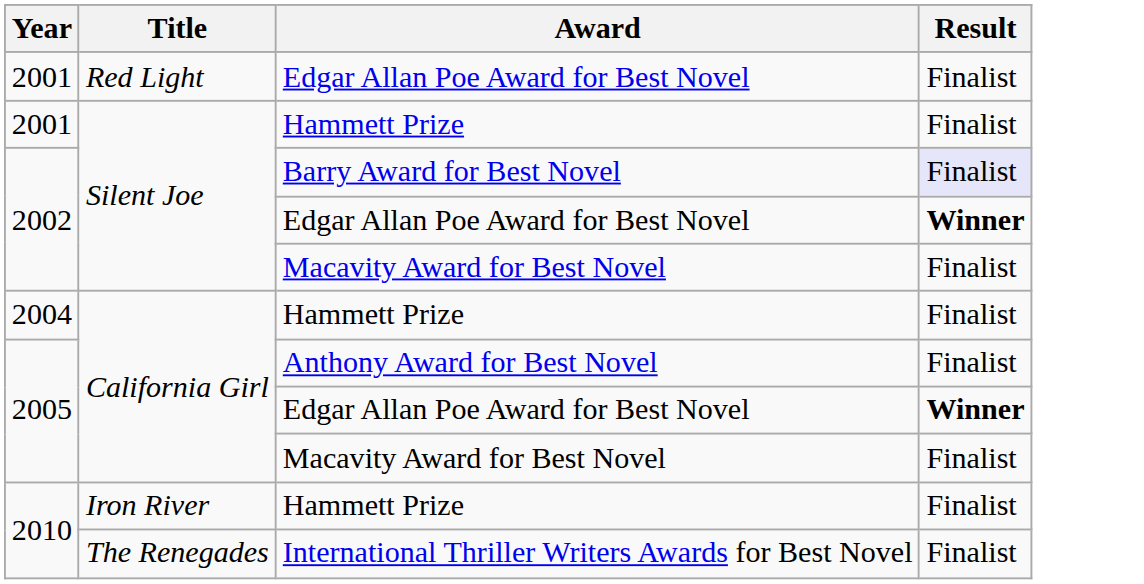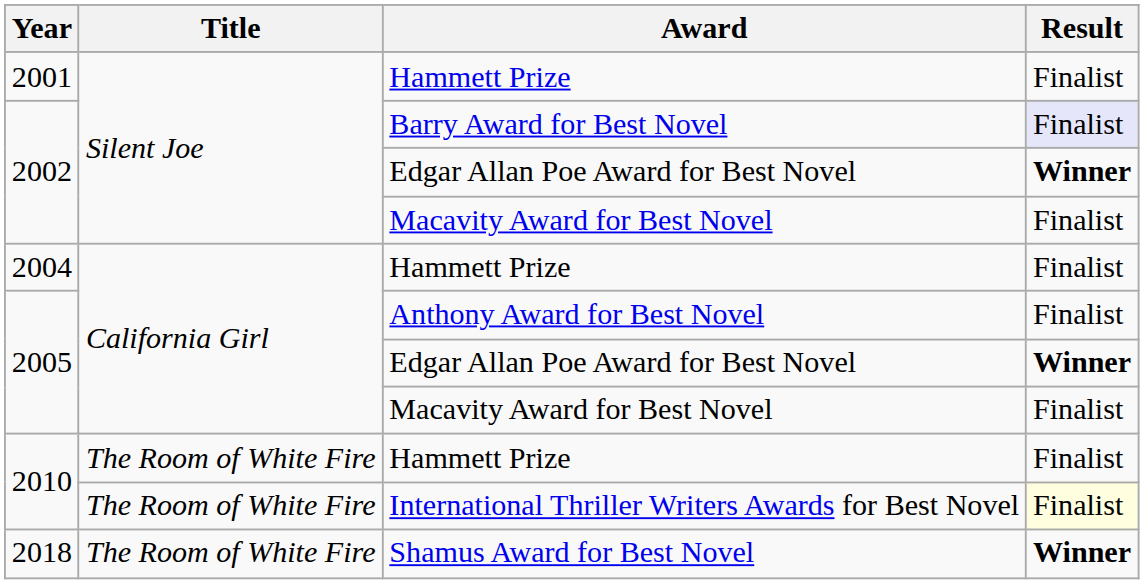- row: (42, 76)
(148, 505) Iron River -> (231, 457) The Room of White Fire
(177, 553) The Renegades -> (231, 505) The Room of White Fire
(972, 553) no background -> (1078, 505) lightyellow background
+ row: (42, 553)
